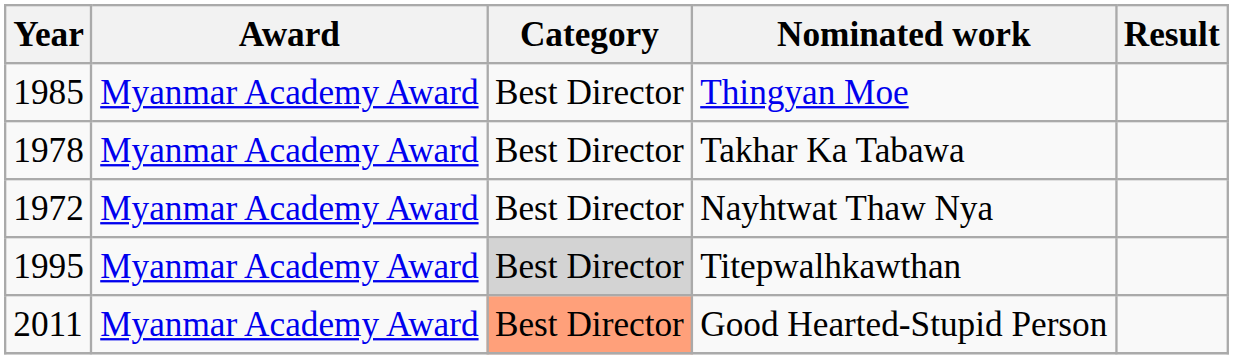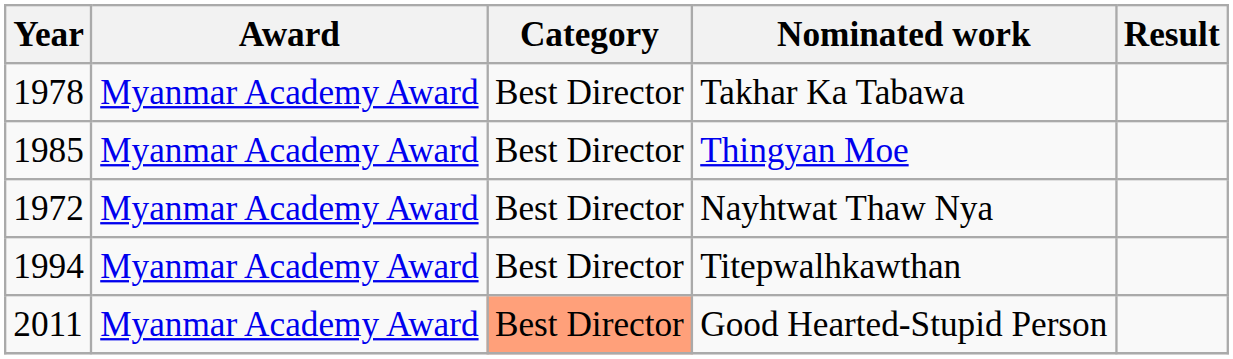rows swapped: (832, 150) <-> (804, 91)
(49, 266) 1995 -> (49, 266) 1994
(589, 266) lightgrey background -> (589, 266) no background
